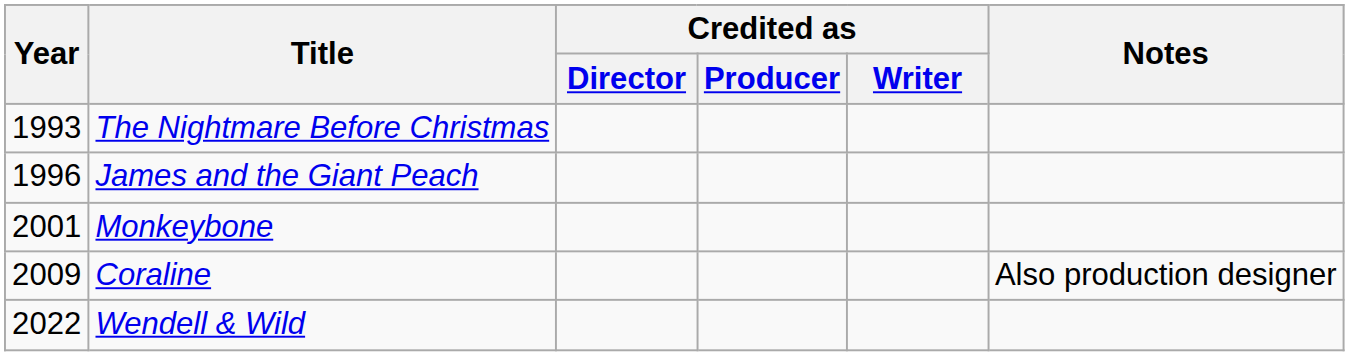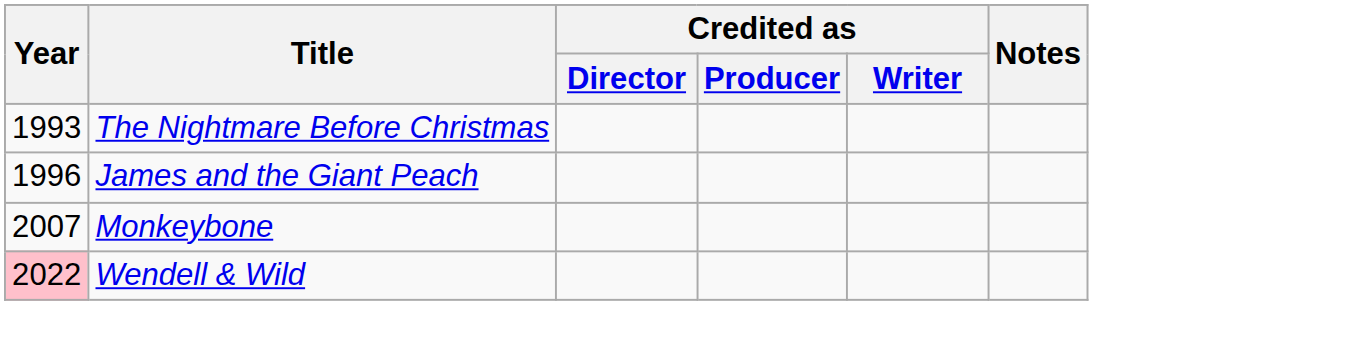(47, 226) 2001 -> (47, 226) 2007
- row: (153, 275)
(47, 324) no background -> (47, 275) pink background
